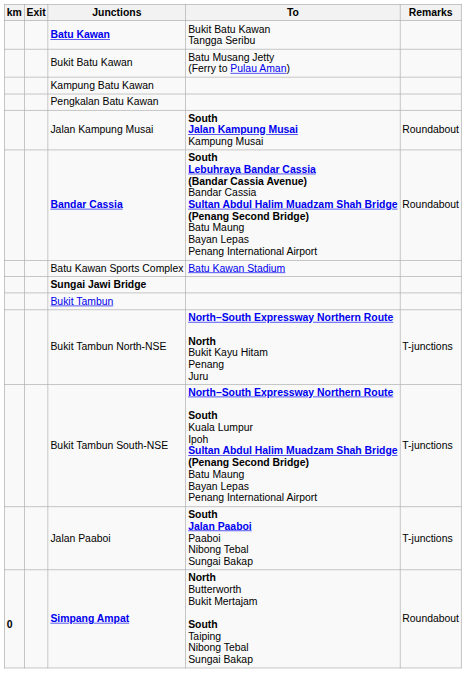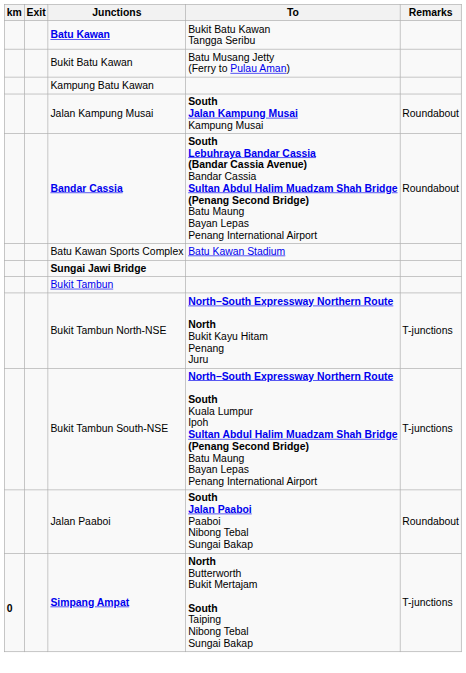- row: (104, 102)
(427, 538) T-junctions -> (431, 521) Roundabout
(431, 619) Roundabout -> (427, 602) T-junctions
